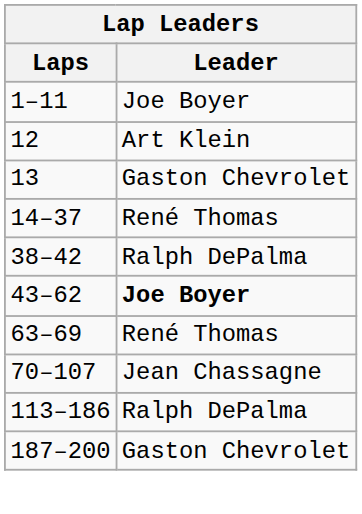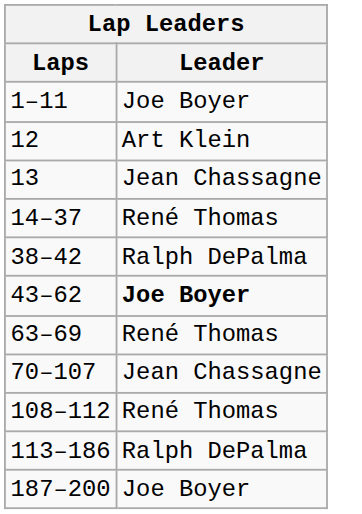(236, 179) Gaston Chevrolet -> (222, 179) Jean Chassagne
+ row: (61, 412)
(236, 451) Gaston Chevrolet -> (186, 490) Joe Boyer
